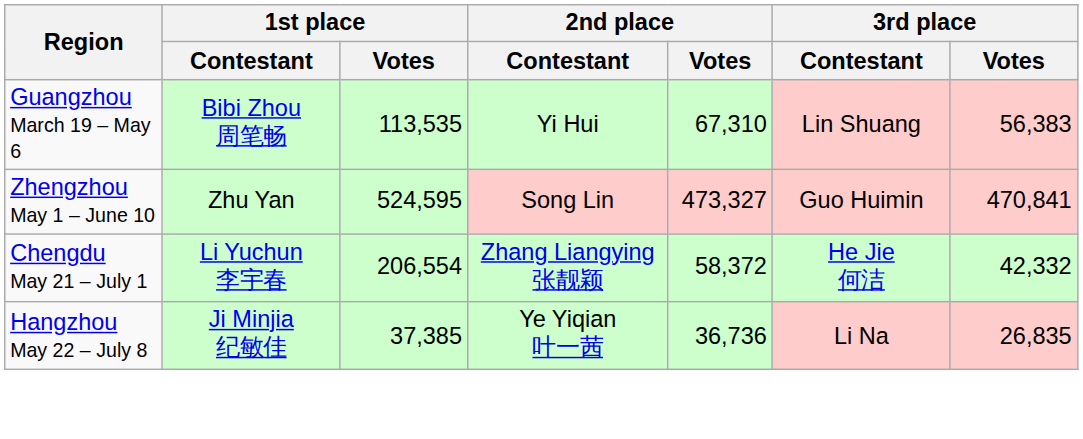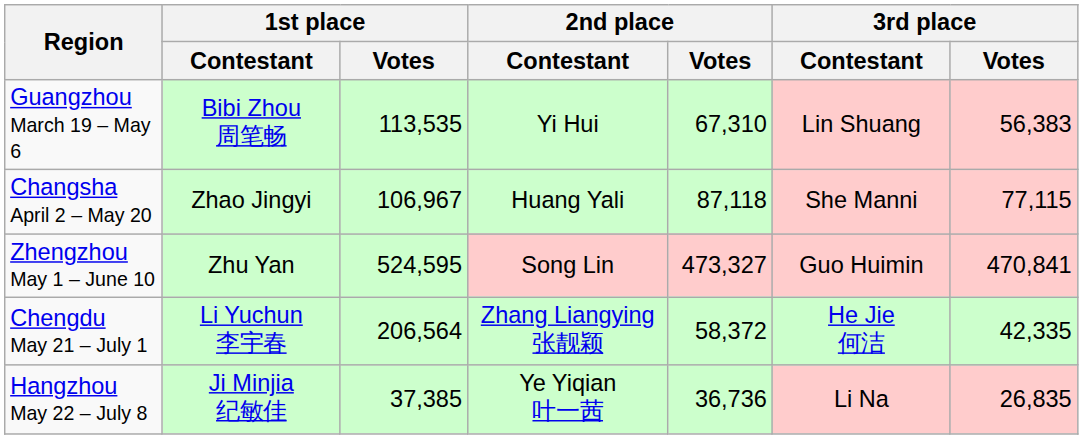+ row: (81, 201)
(419, 267) 206,554 -> (419, 330) 206,564
(1036, 267) 42,332 -> (1036, 330) 42,335
